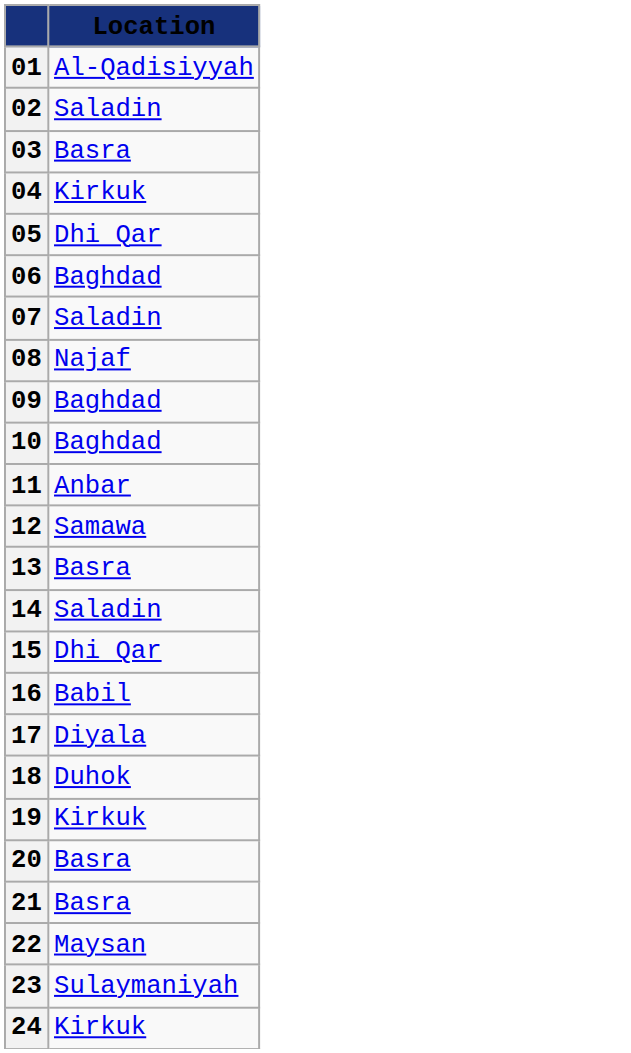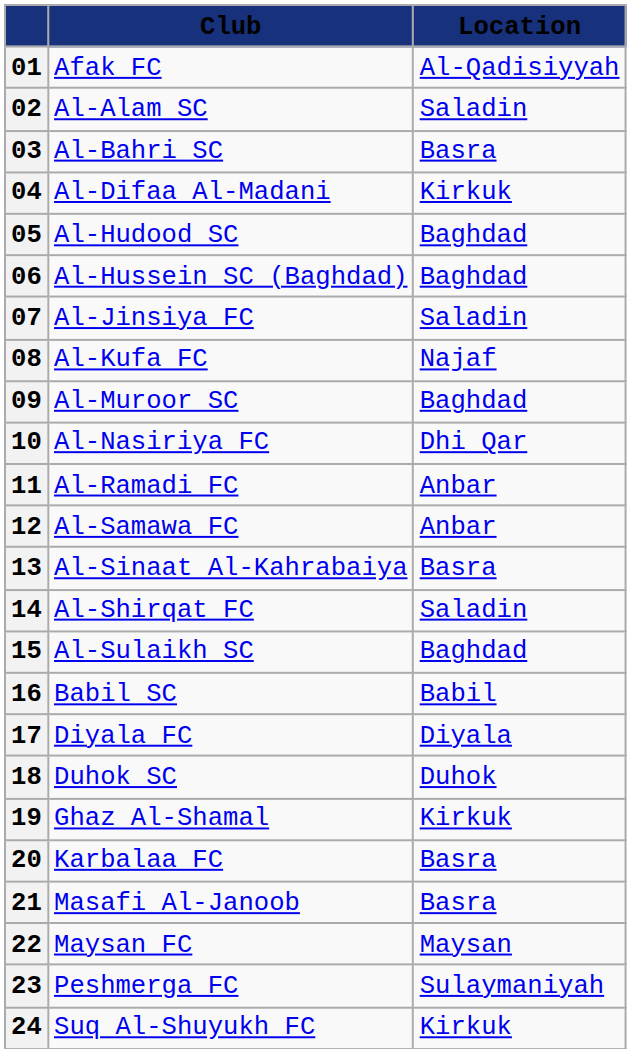+ column: (231, 26)
(108, 235) Dhi Qar -> (473, 235) Baghdad
(108, 443) Baghdad -> (473, 443) Dhi Qar
(100, 527) Samawa -> (458, 527) Anbar
(108, 652) Dhi Qar -> (473, 652) Baghdad
